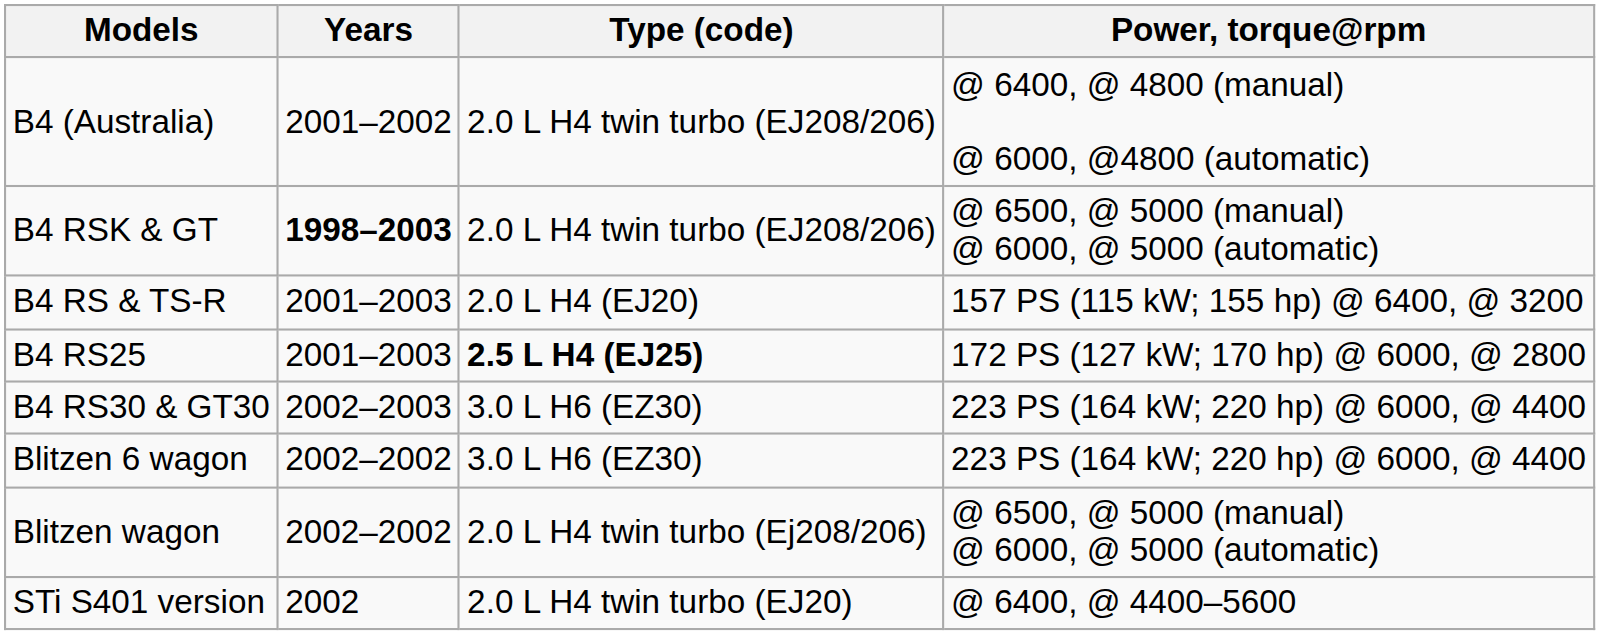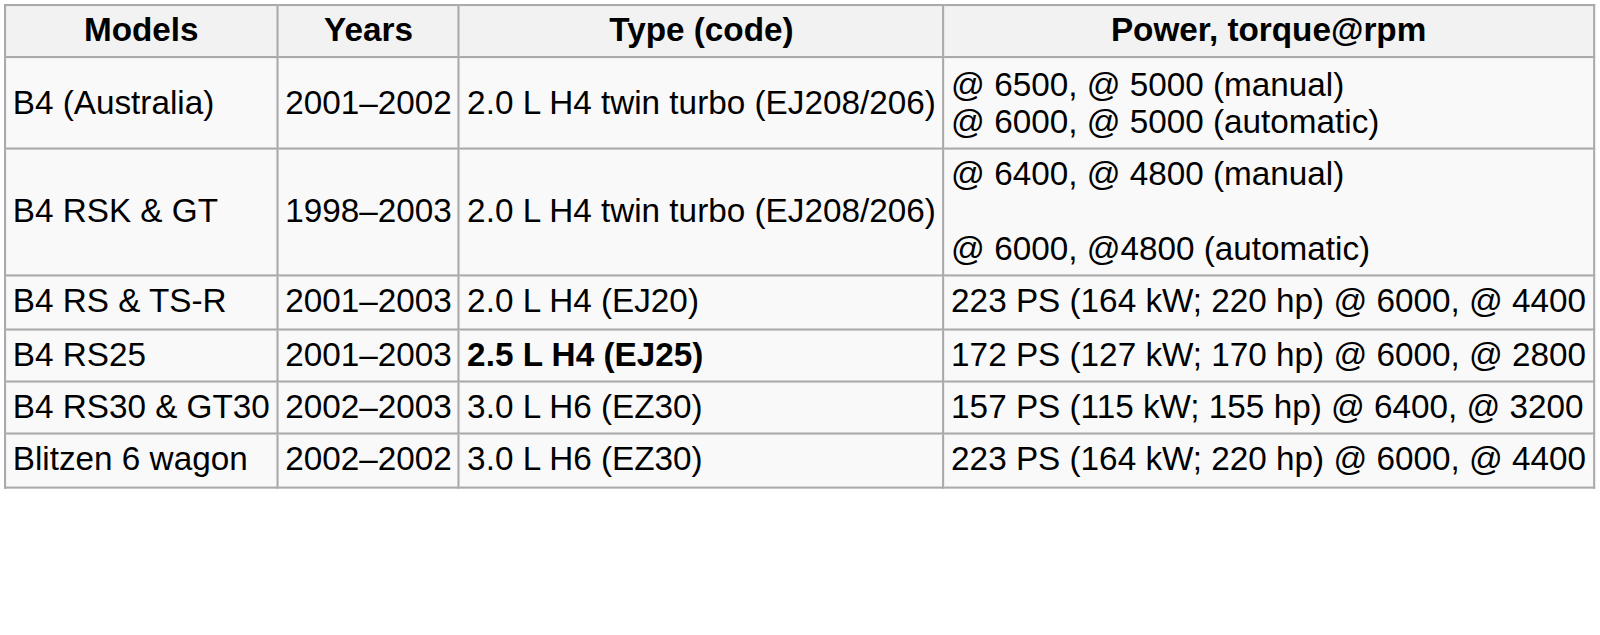(1161, 121) @ 6400, @ 4800 (manual) @ 6000, @4800 (automatic) -> (1165, 102) @ 6500, @ 5000 (manual) @ 6000, @ 5000 (automatic)
(368, 230) bold -> (368, 211) normal
(1165, 230) @ 6500, @ 5000 (manual) @ 6000, @ 5000 (automatic) -> (1161, 211) @ 6400, @ 4800 (manual) @ 6000, @4800 (automatic)
(1267, 301) 157 PS (115 kW; 155 hp) @ 6400, @ 3200 -> (1269, 301) 223 PS (164 kW; 220 hp) @ 6000, @ 4400
(1269, 407) 223 PS (164 kW; 220 hp) @ 6000, @ 4400 -> (1267, 407) 157 PS (115 kW; 155 hp) @ 6400, @ 3200
- row: (116, 531)
- row: (139, 602)
